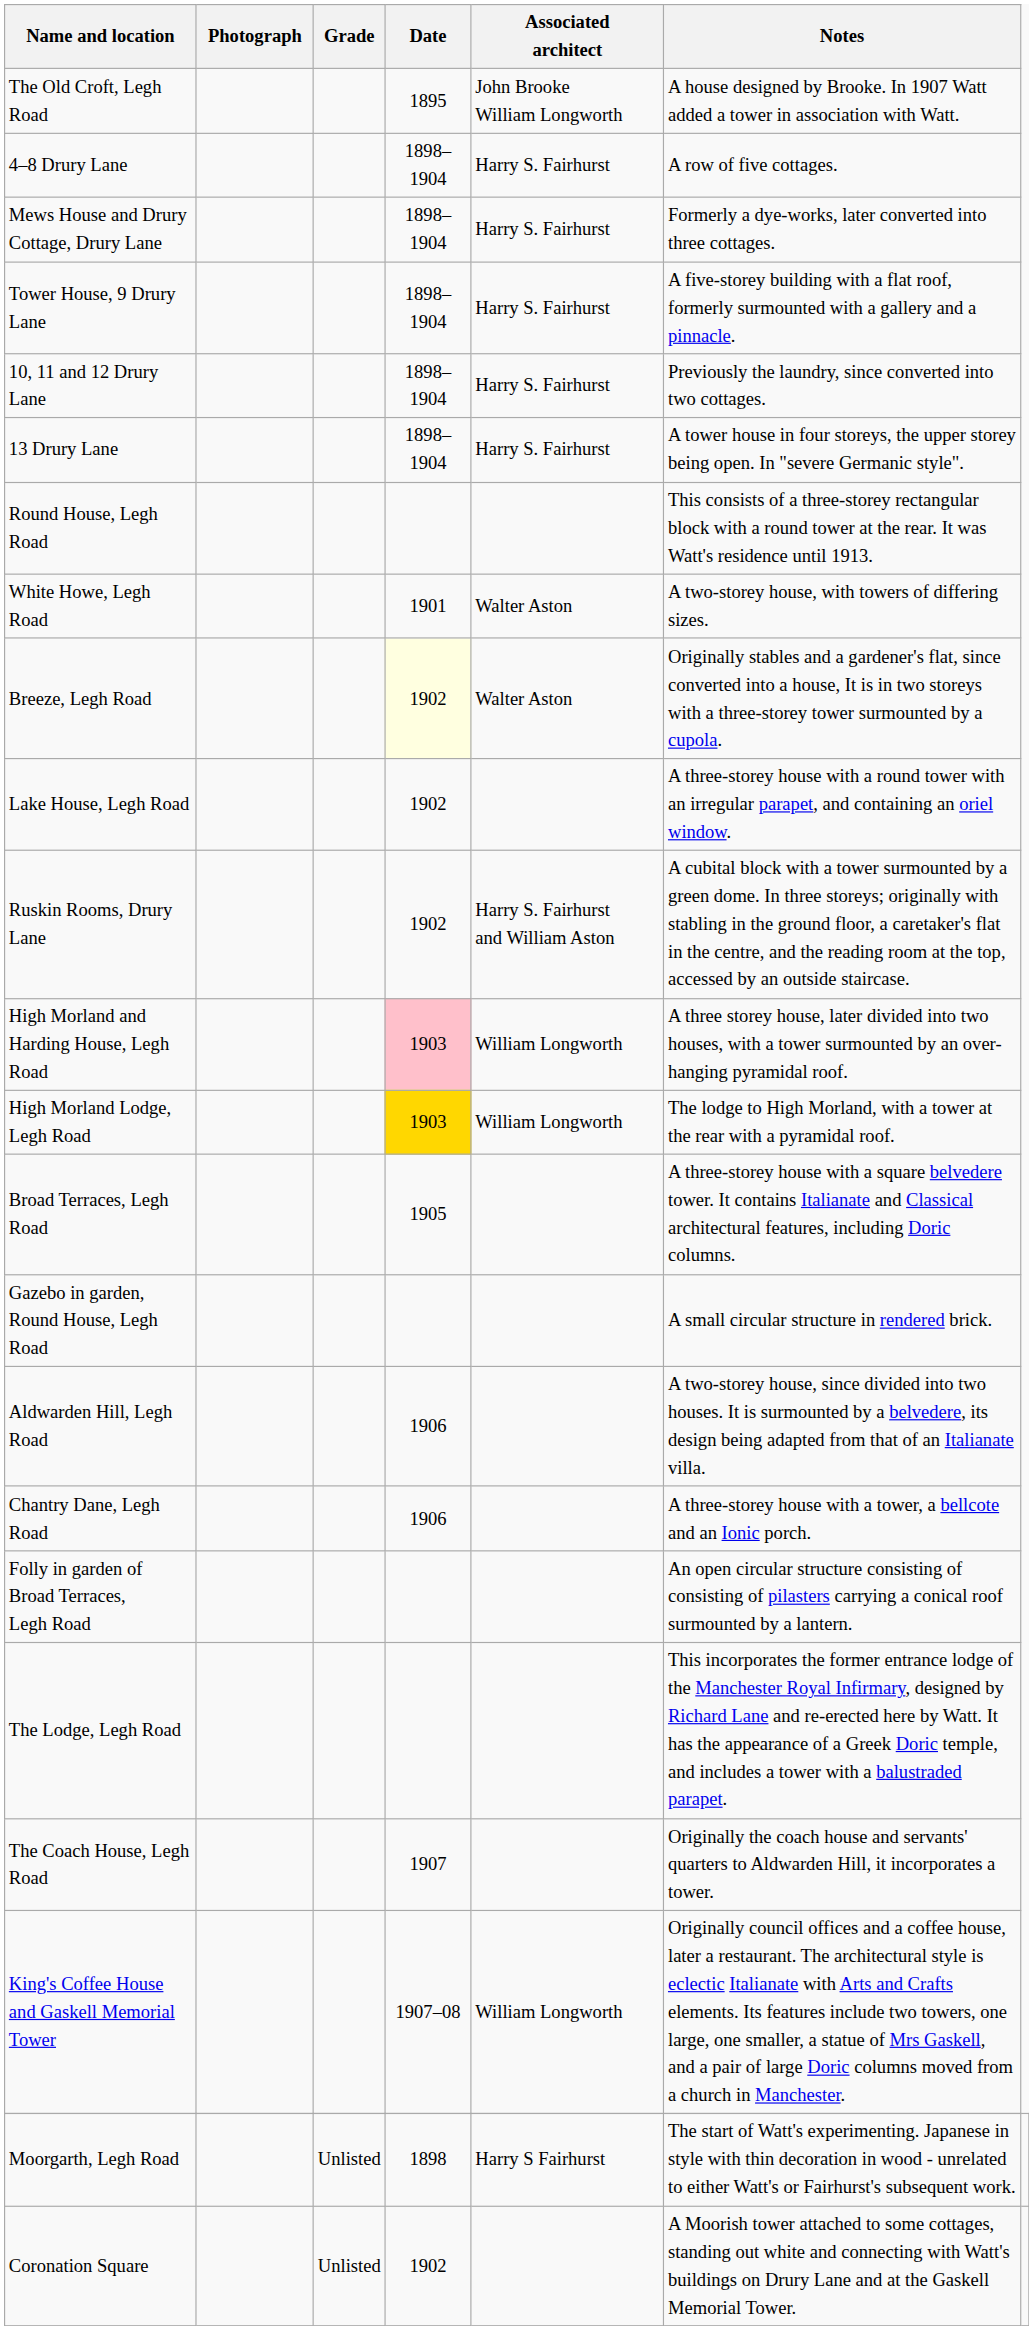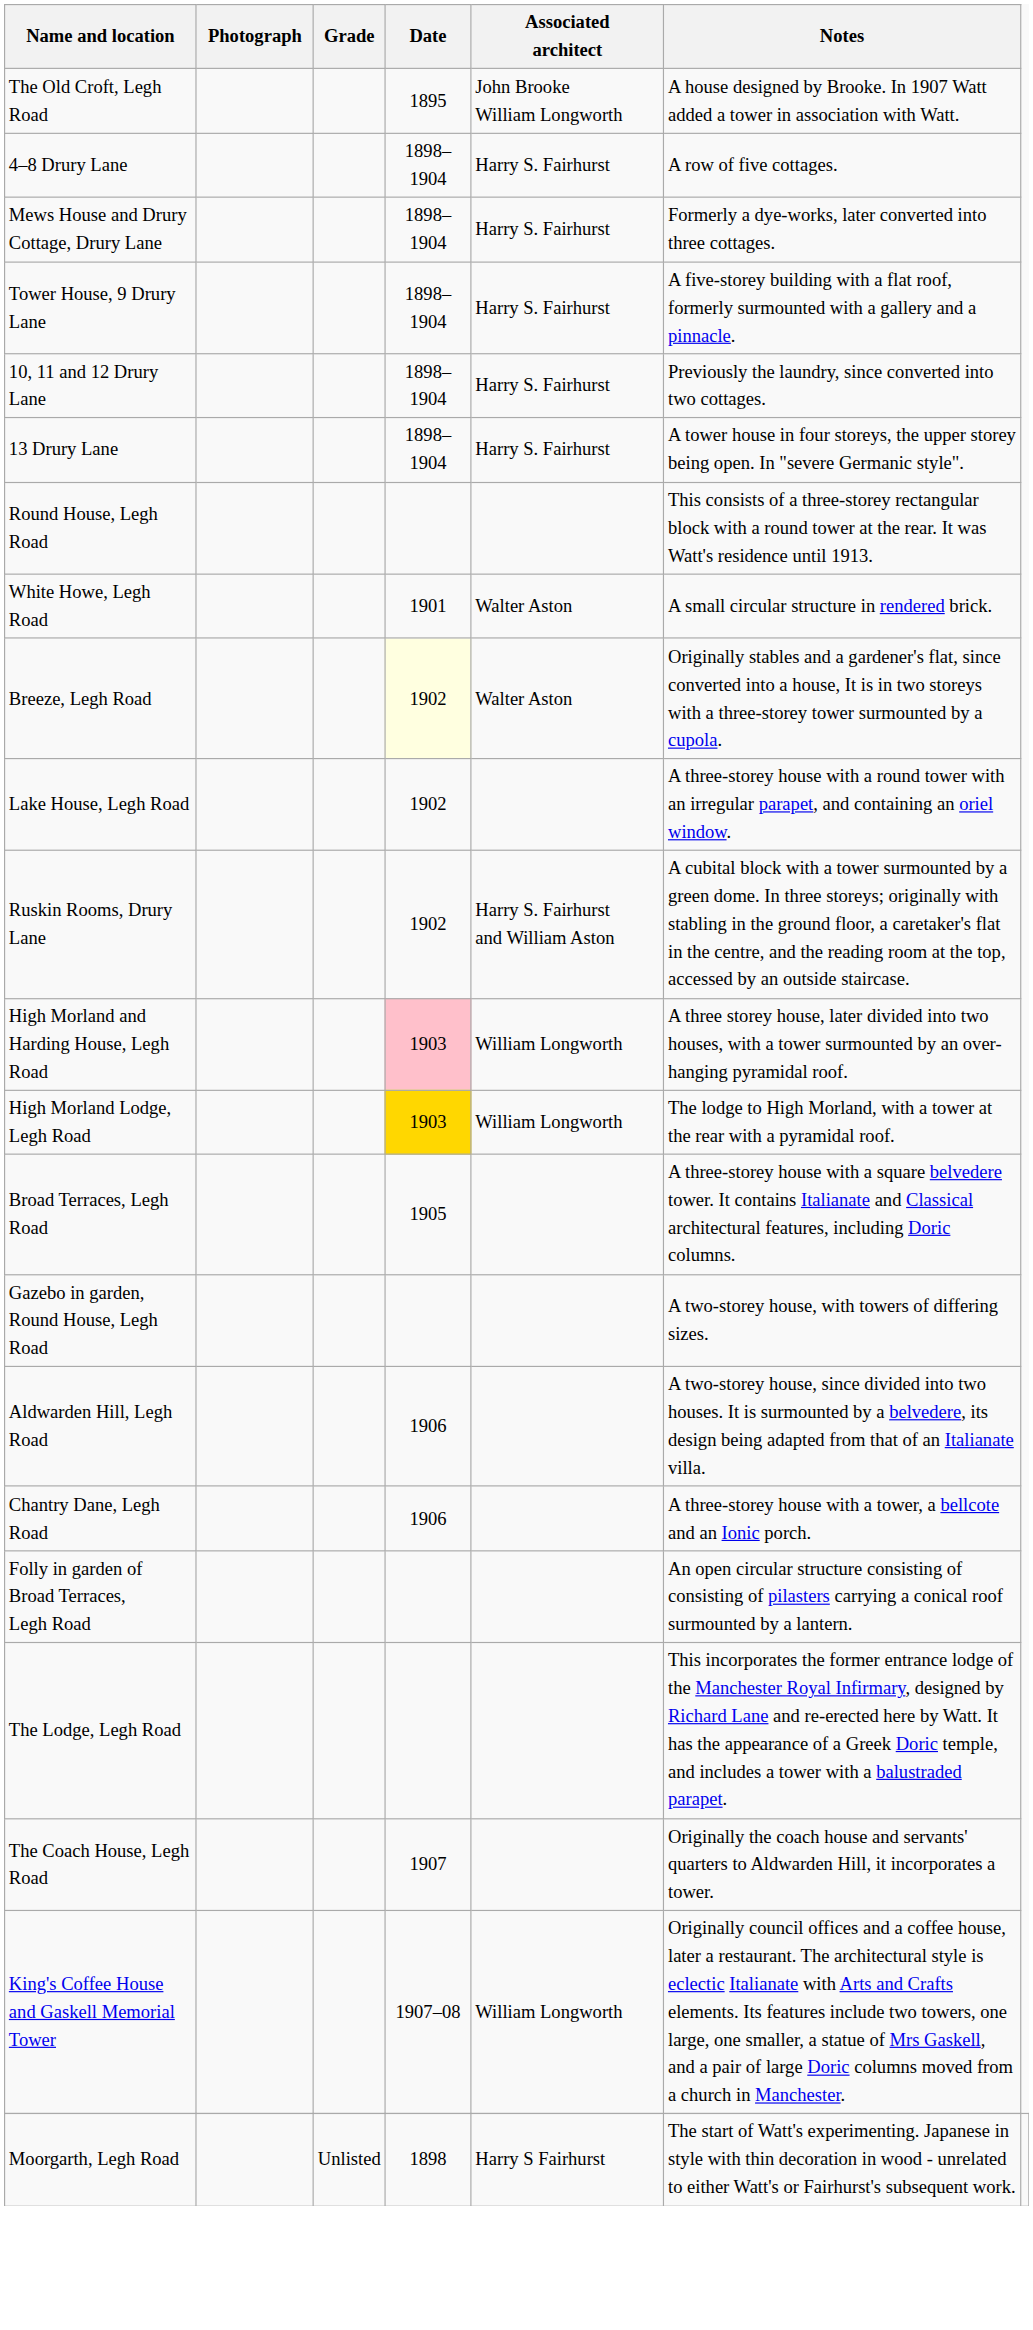(833, 606) A two-storey house, with towers of differing sizes. -> (830, 606) A small circular structure in rendered brick.
(830, 1320) A small circular structure in rendered brick. -> (833, 1320) A two-storey house, with towers of differing sizes.
- row: (79, 2265)
